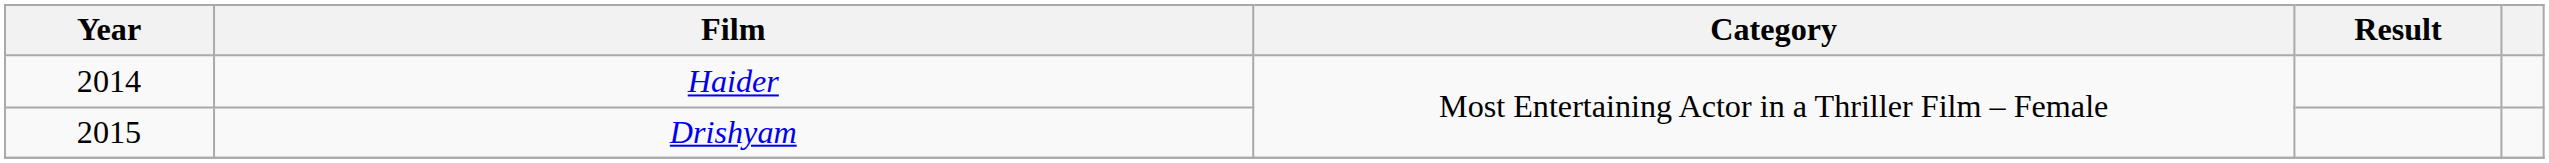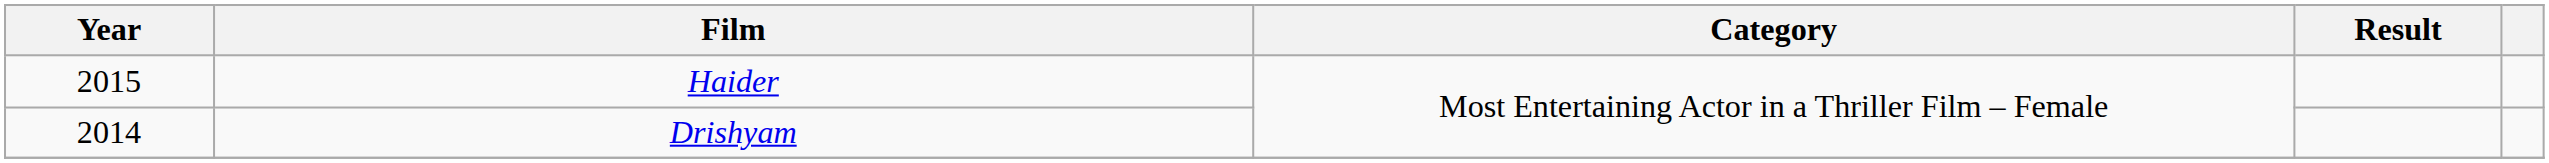(109, 81) 2014 -> (109, 81) 2015
(109, 132) 2015 -> (109, 132) 2014
